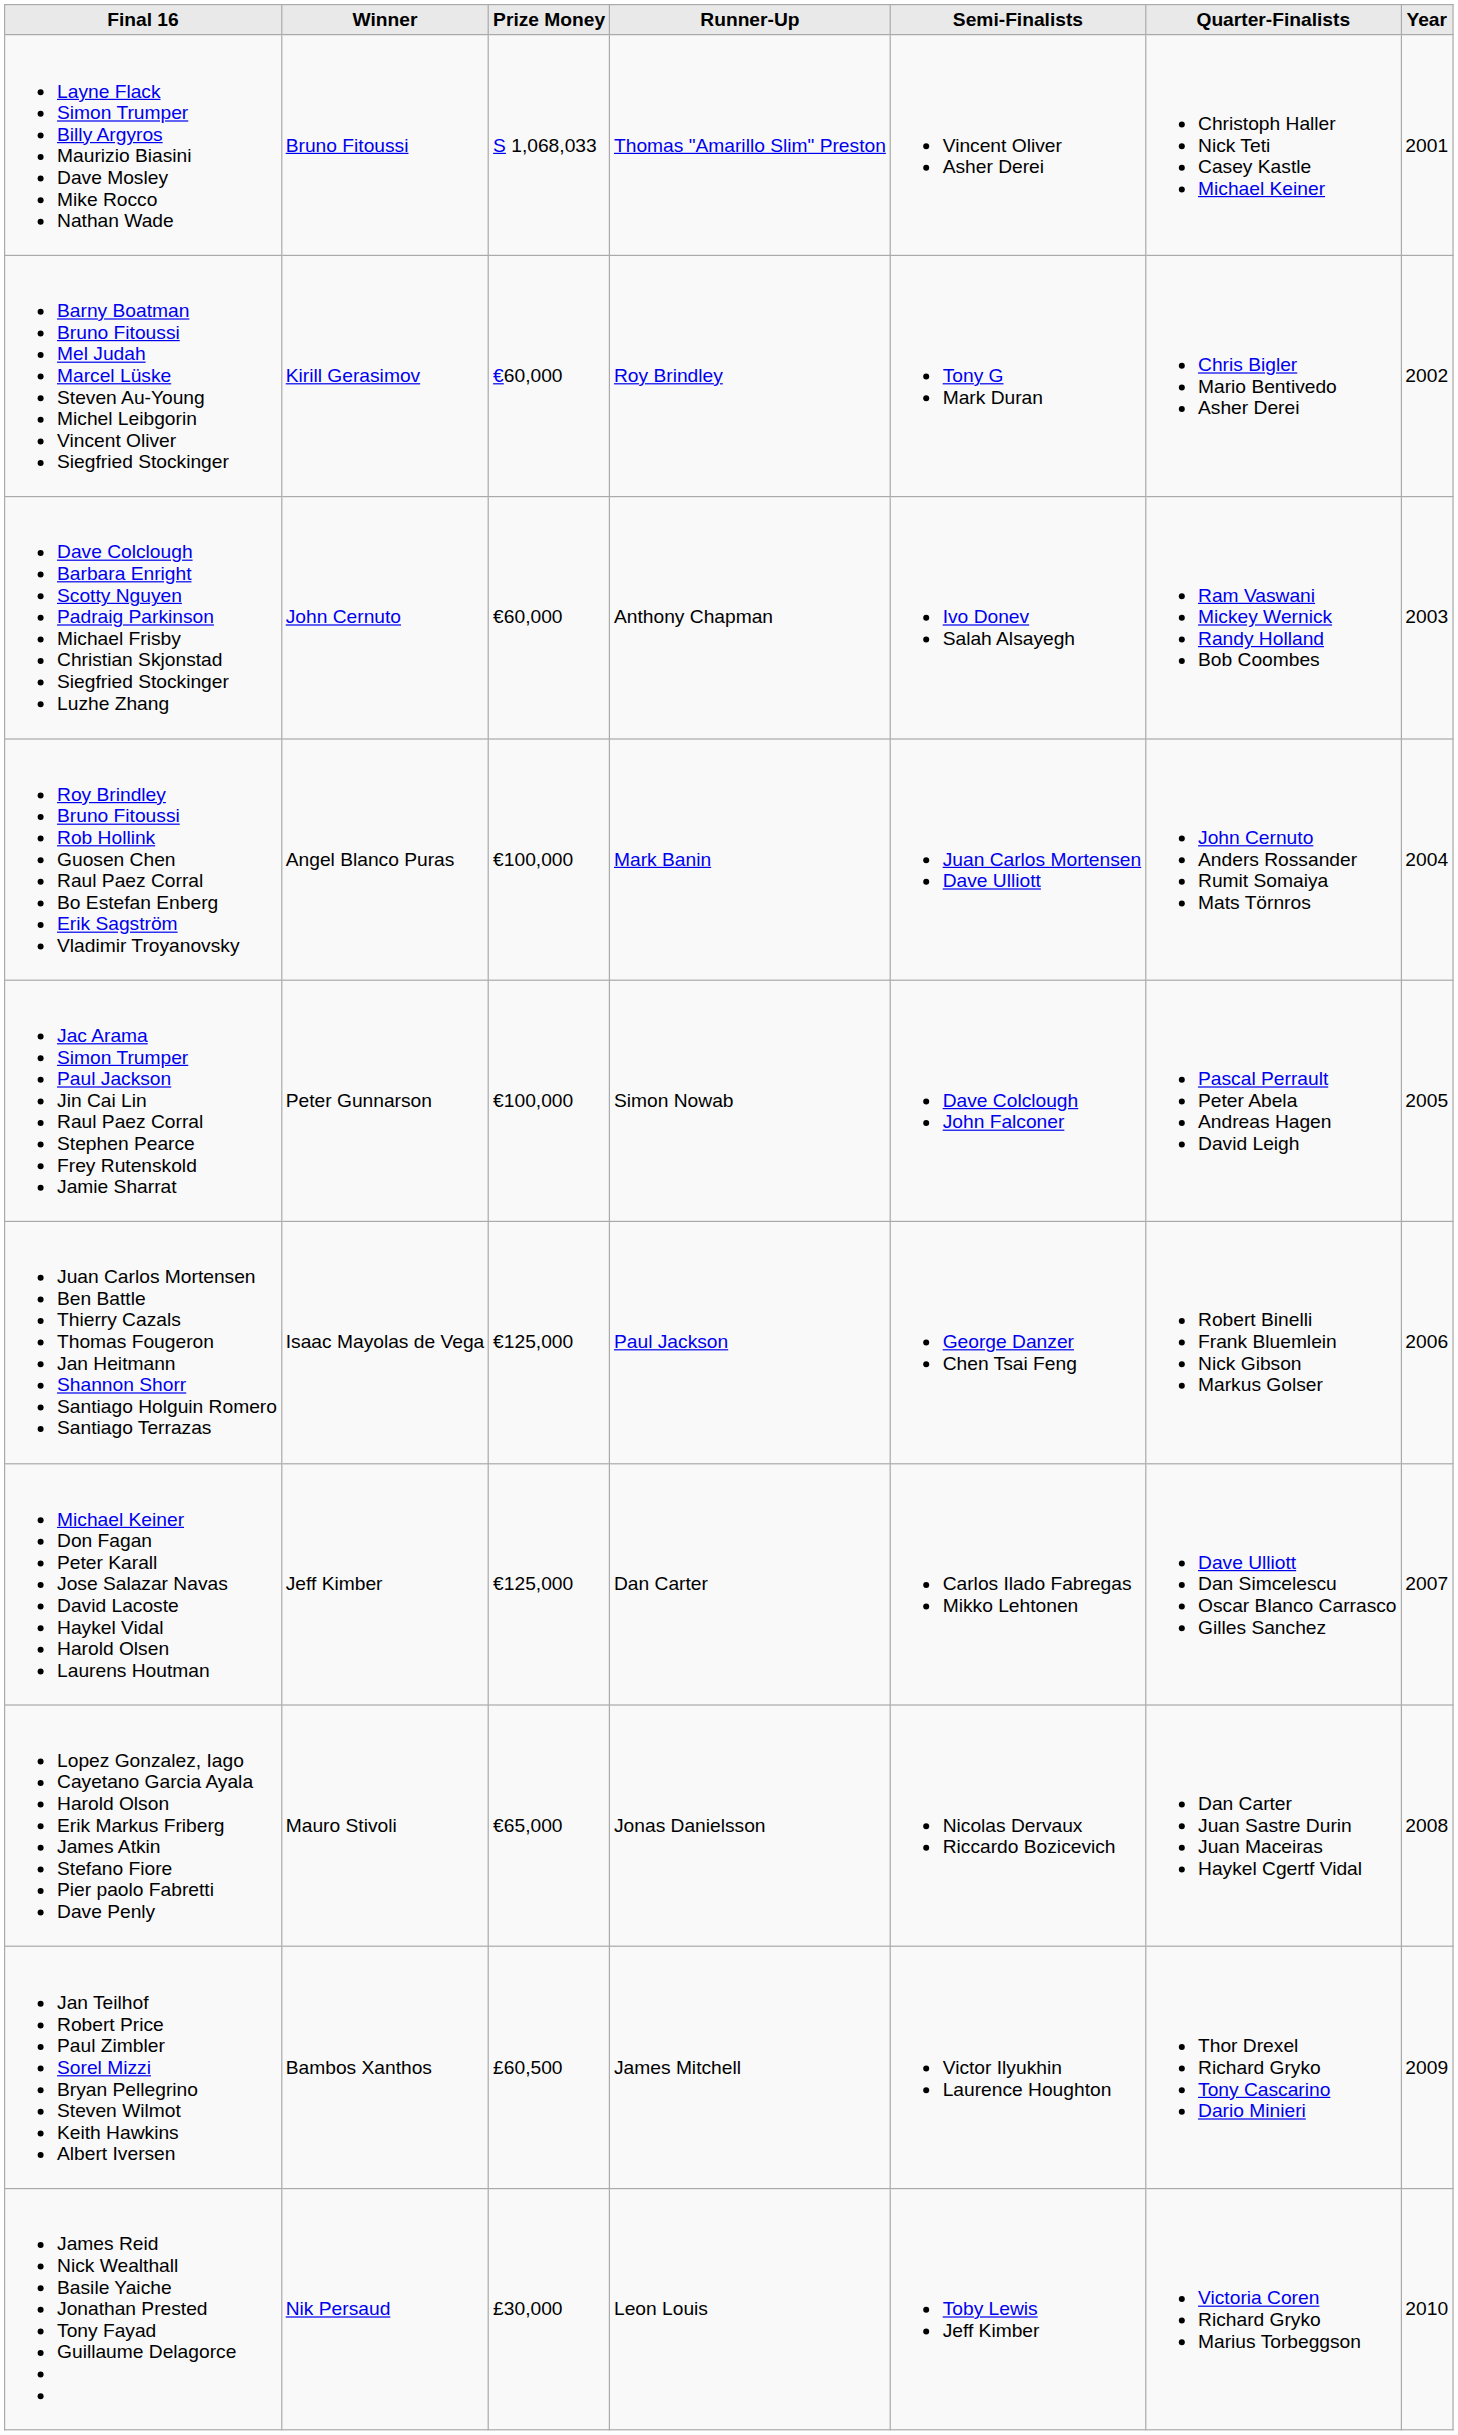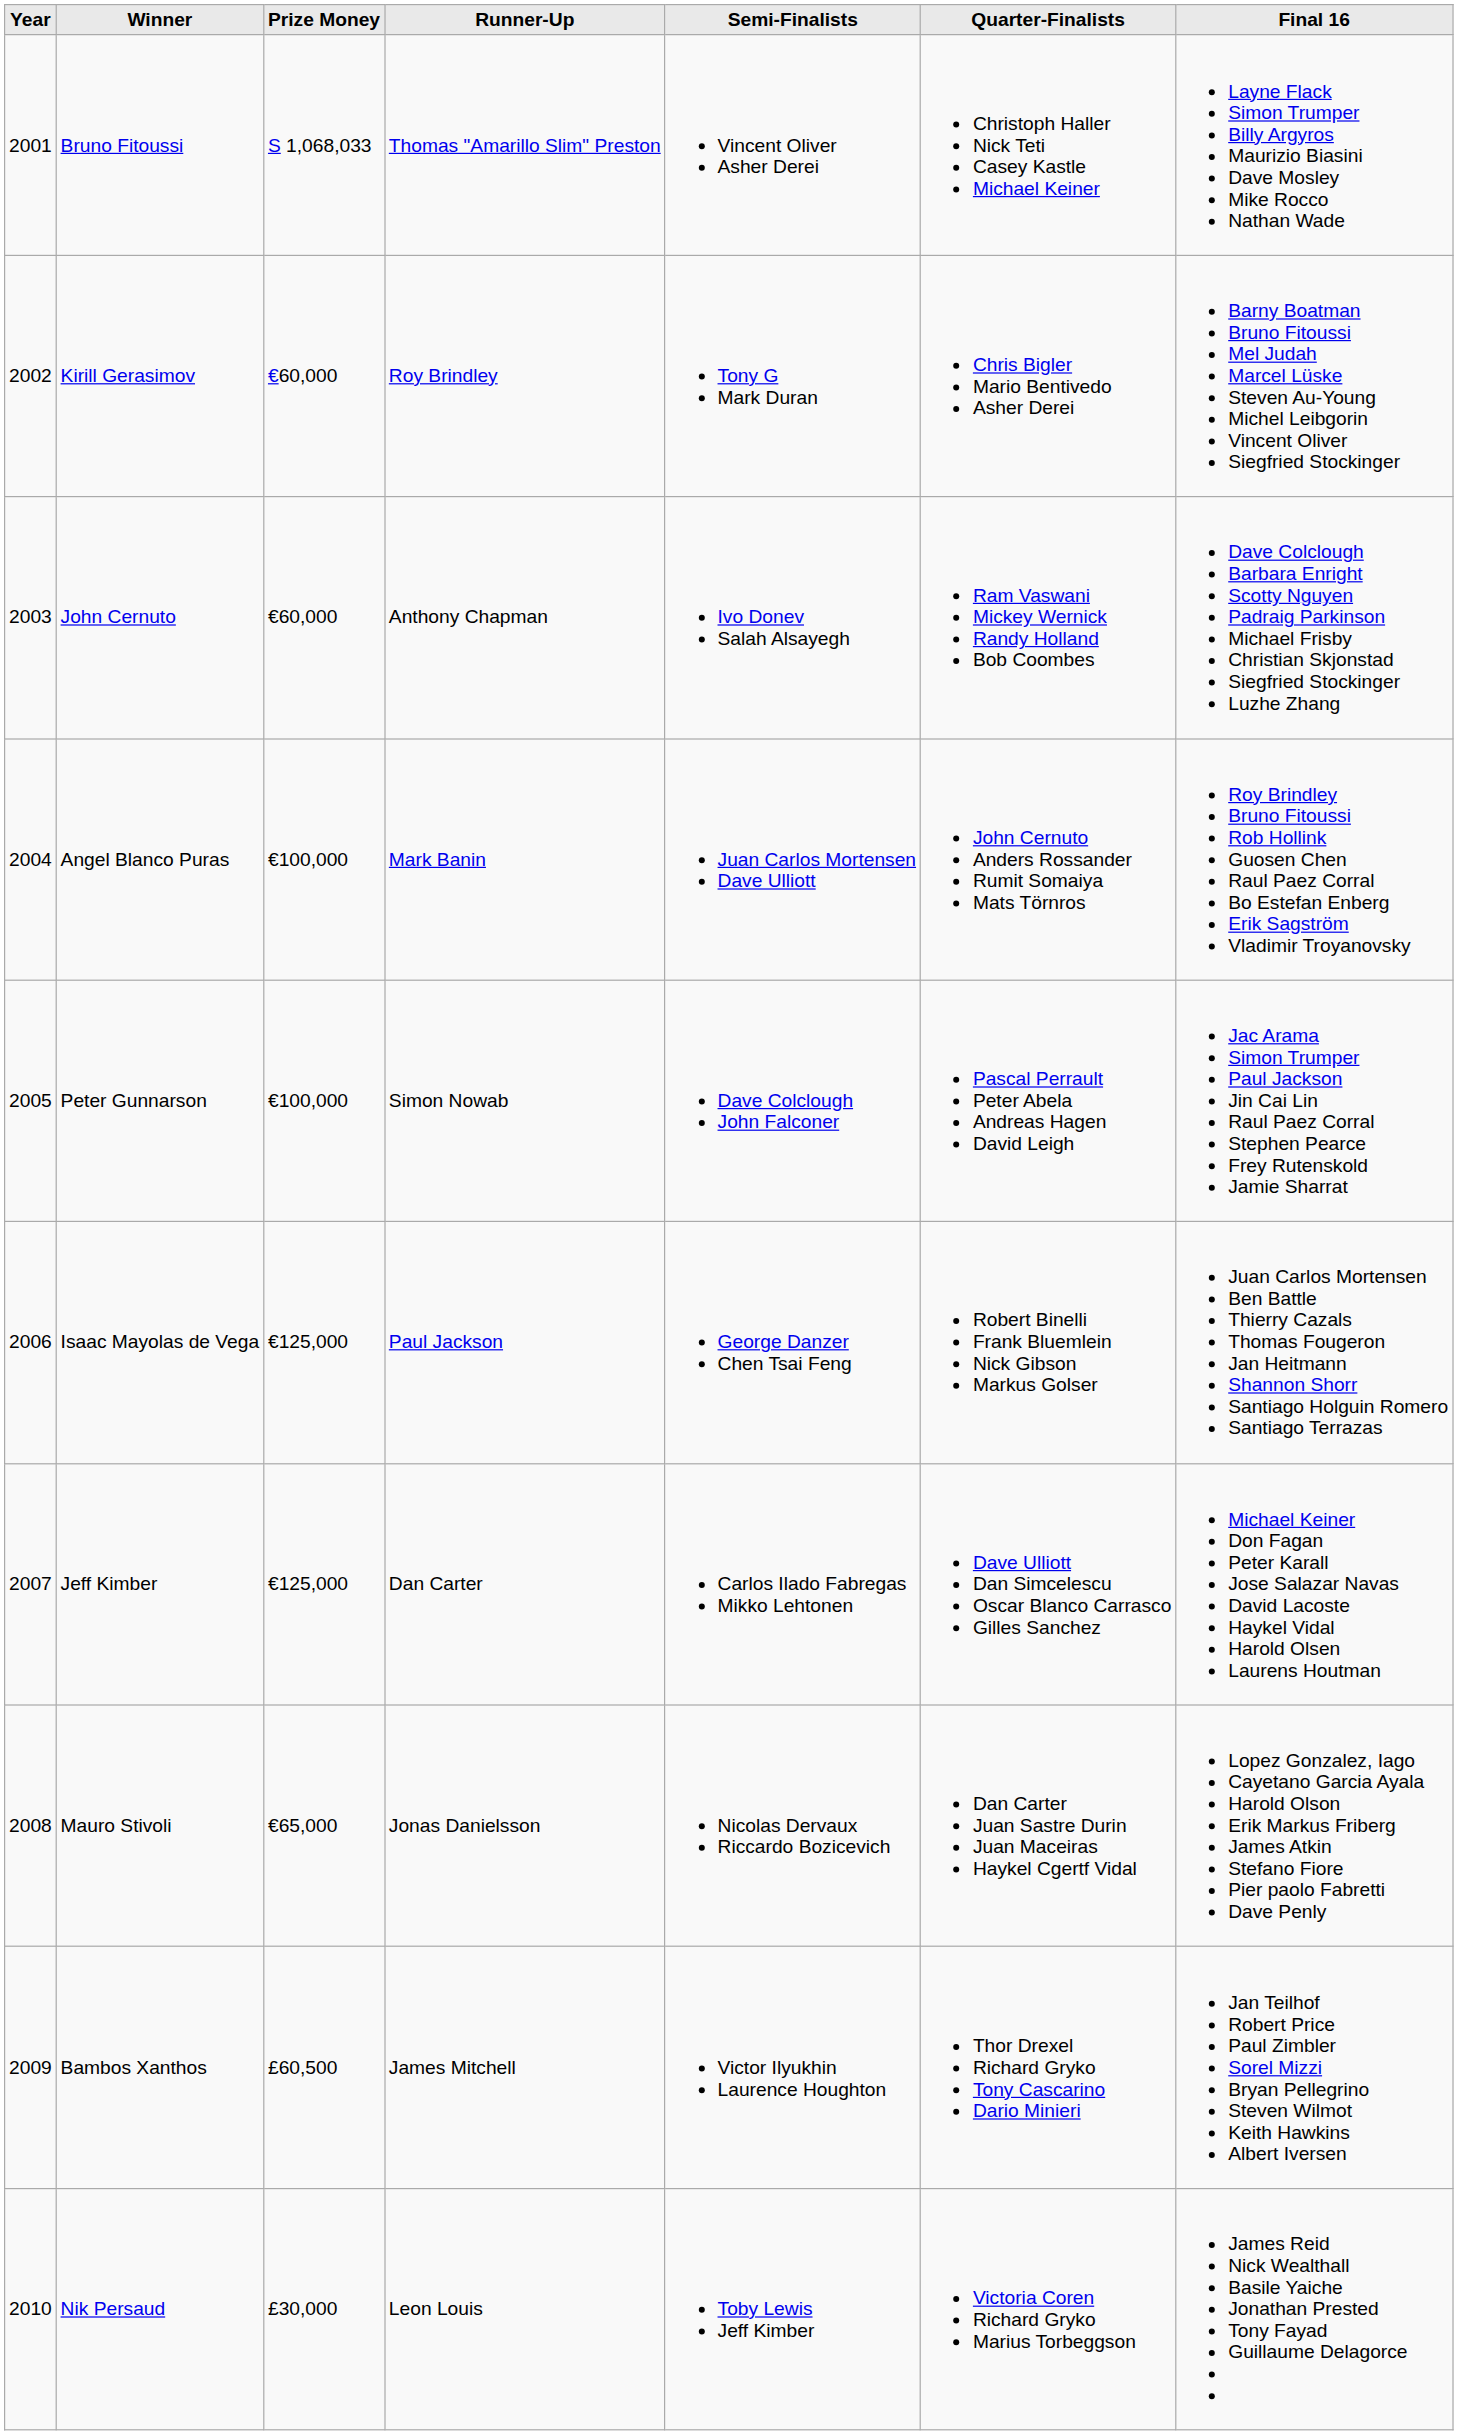columns swapped: (1427, 19) <-> (143, 19)
